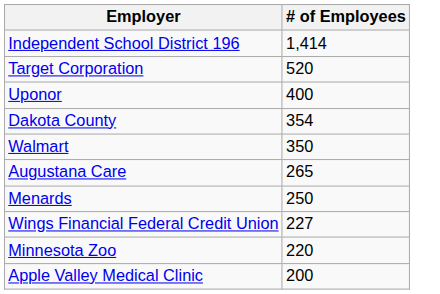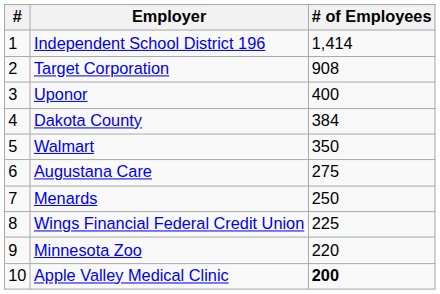+ column: (17, 17)
(300, 69) 520 -> (325, 69) 908
(300, 120) 354 -> (325, 120) 384
(300, 172) 265 -> (325, 172) 275
(300, 224) 227 -> (325, 224) 225
(300, 276) normal -> (325, 276) bold
